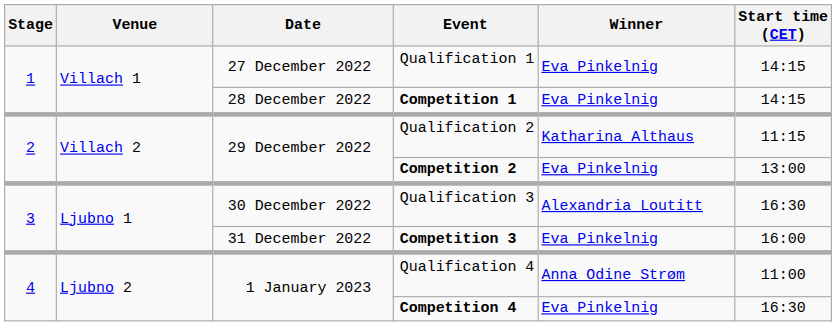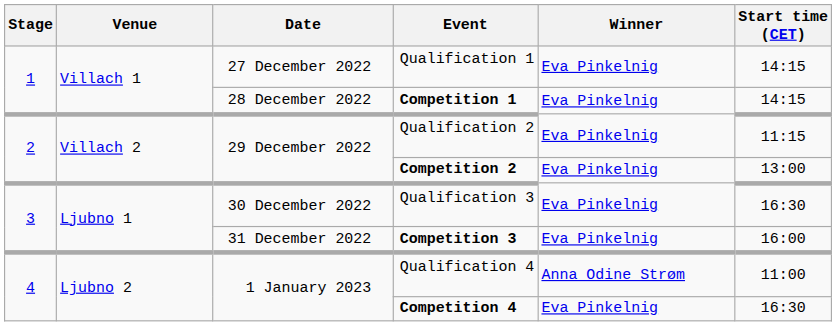(618, 136) Katharina Althaus -> (600, 136) Eva Pinkelnig
(622, 206) Alexandria Loutitt -> (600, 205) Eva Pinkelnig
